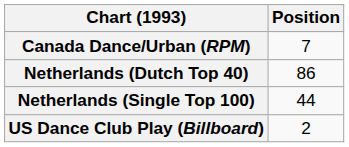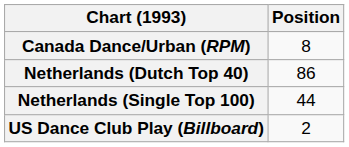(306, 45) 7 -> (306, 45) 8
